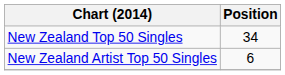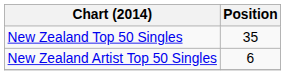(250, 37) 34 -> (250, 37) 35
